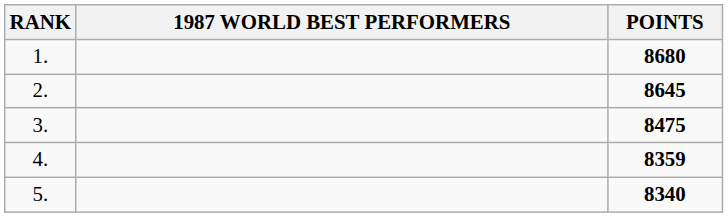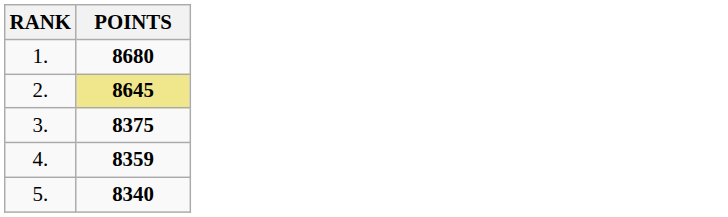- column: (342, 22)
(665, 90) no background -> (133, 90) khaki background
(665, 125) 8475 -> (133, 125) 8375
